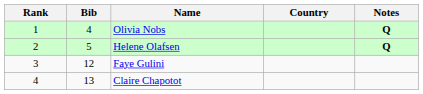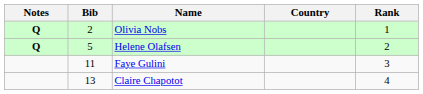columns swapped: (36, 13) <-> (386, 13)
(89, 30) 4 -> (90, 30) 2
(89, 64) 12 -> (90, 64) 11
